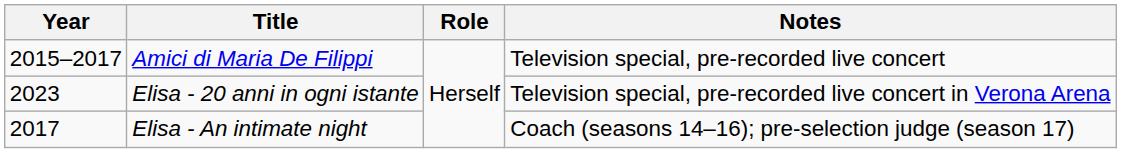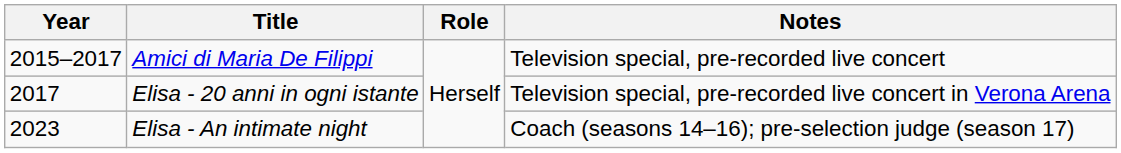(35, 93) 2023 -> (35, 93) 2017
(35, 128) 2017 -> (35, 128) 2023
